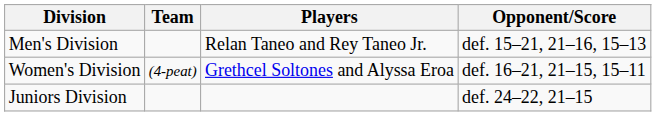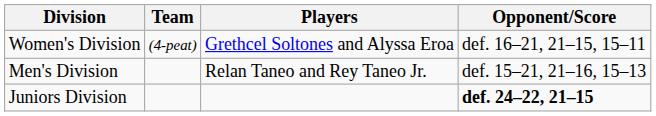rows swapped: (75, 70) <-> (63, 43)
(527, 97) normal -> (528, 97) bold
